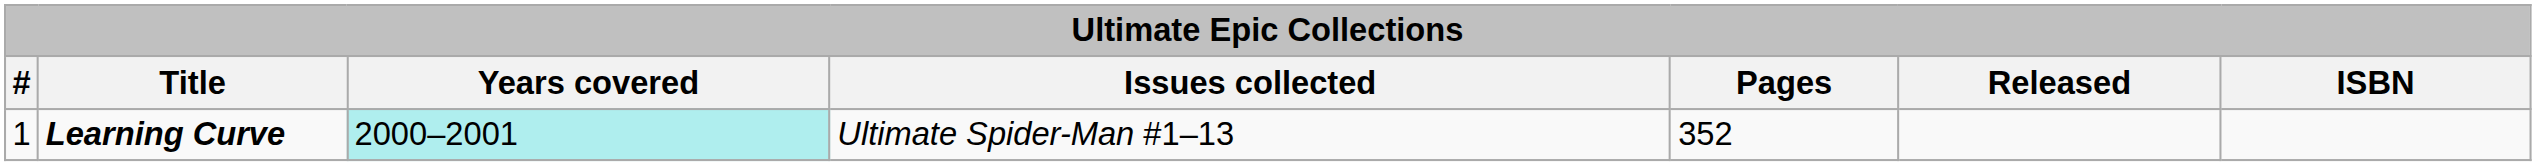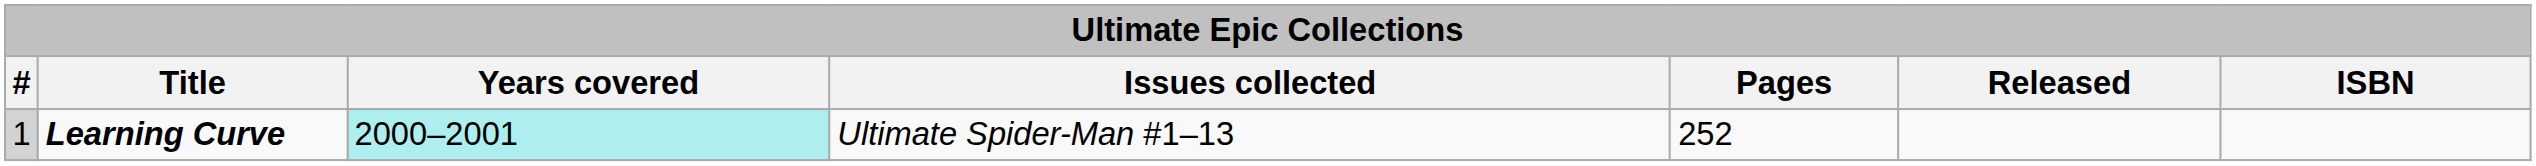(22, 133) no background -> (22, 133) lightgrey background
(1705, 133) 352 -> (1705, 133) 252
